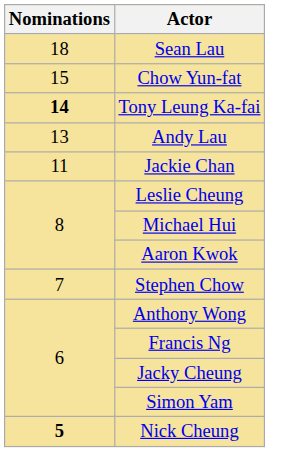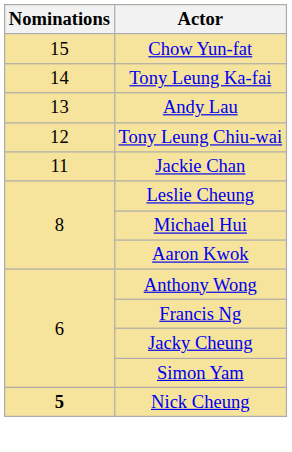- row: (189, 48)
(59, 107) bold -> (59, 78) normal
+ row: (200, 136)
- row: (189, 284)
